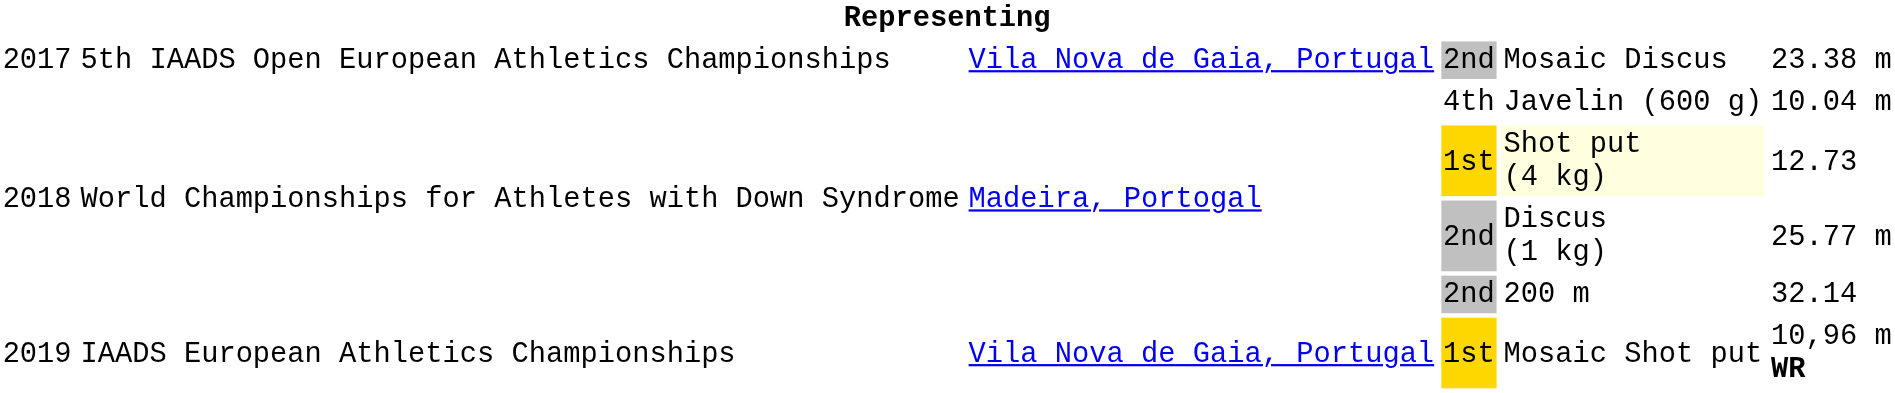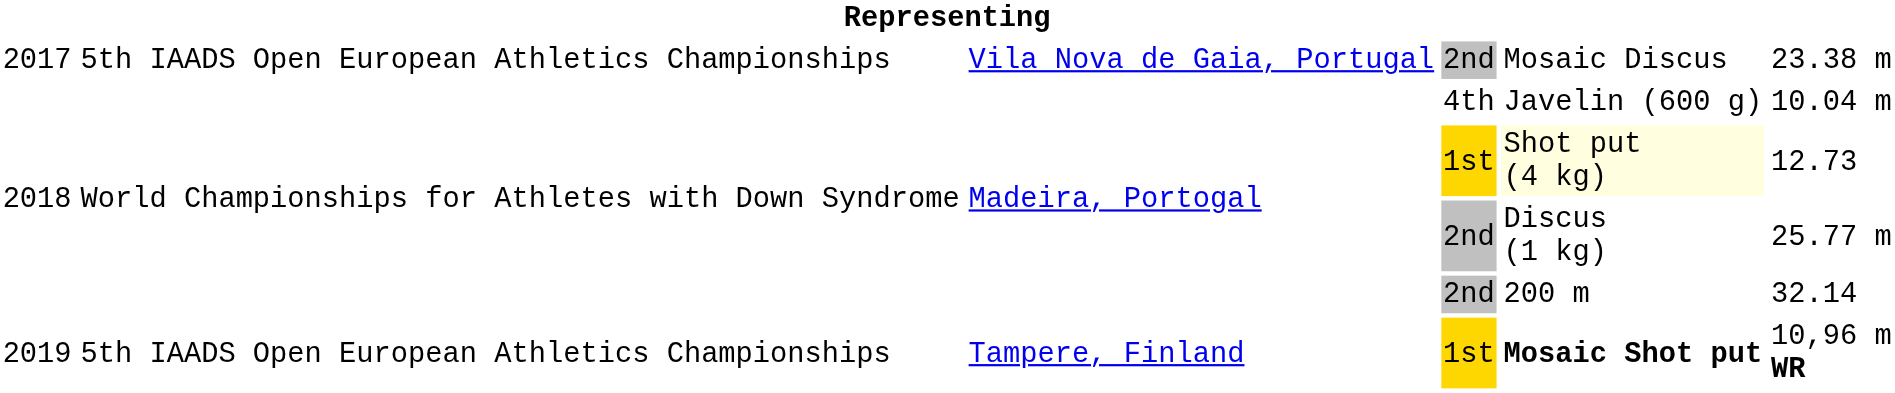(408, 353) IAADS European Athletics Championships -> (486, 353) 5th IAADS Open European Athletics Championships
(1201, 353) Vila Nova de Gaia, Portugal -> (1107, 353) Tampere, Finland
(1633, 353) normal -> (1633, 353) bold
